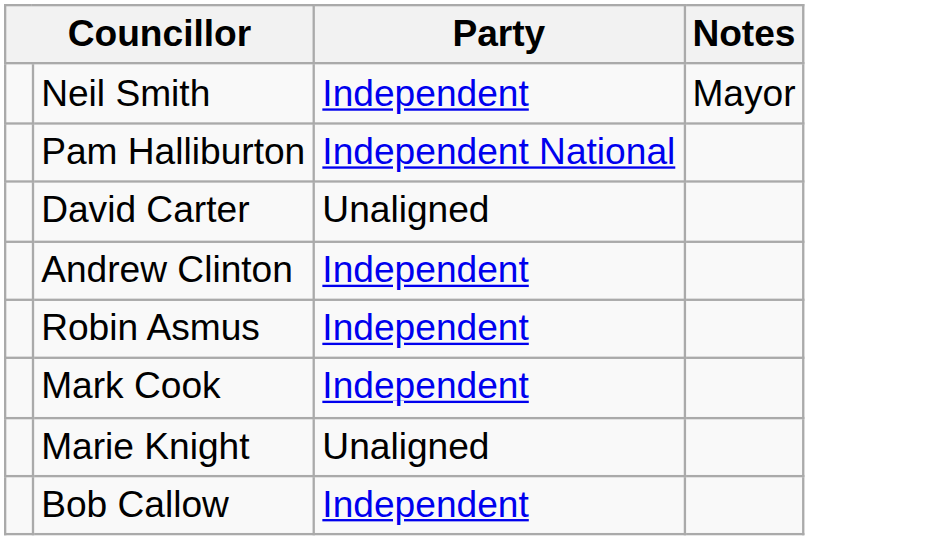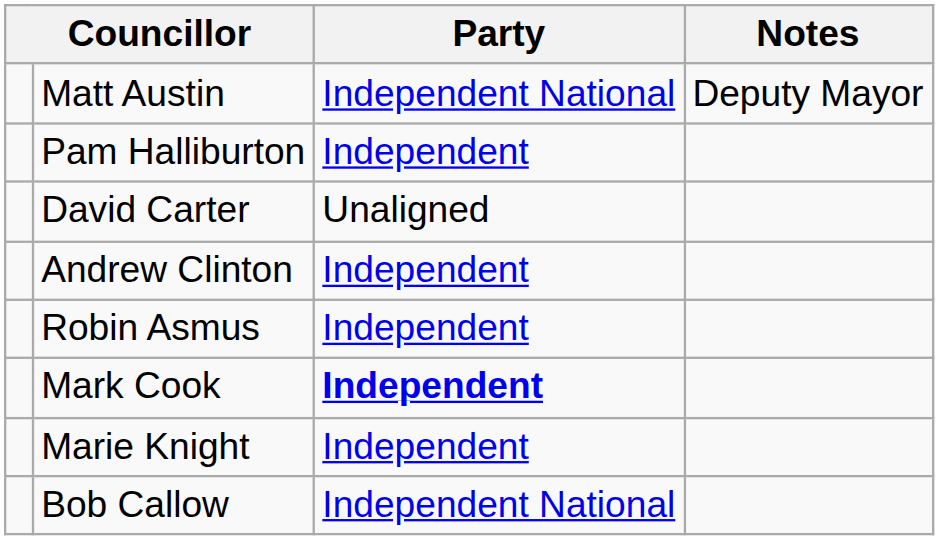- row: (126, 92)
+ row: (133, 92)
(499, 151) Independent National -> (426, 151) Independent
(426, 387) normal -> (433, 387) bold
(406, 446) Unaligned -> (426, 446) Independent
(426, 504) Independent -> (499, 504) Independent National
